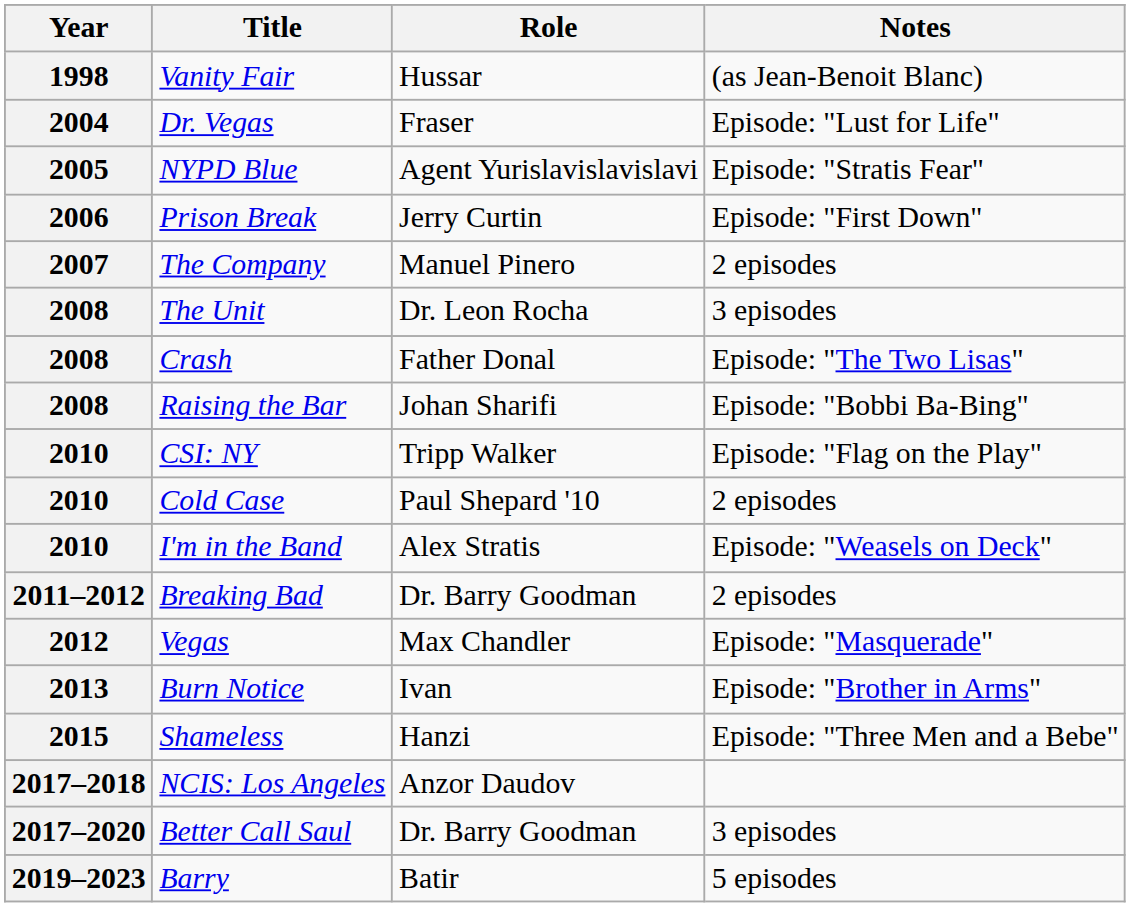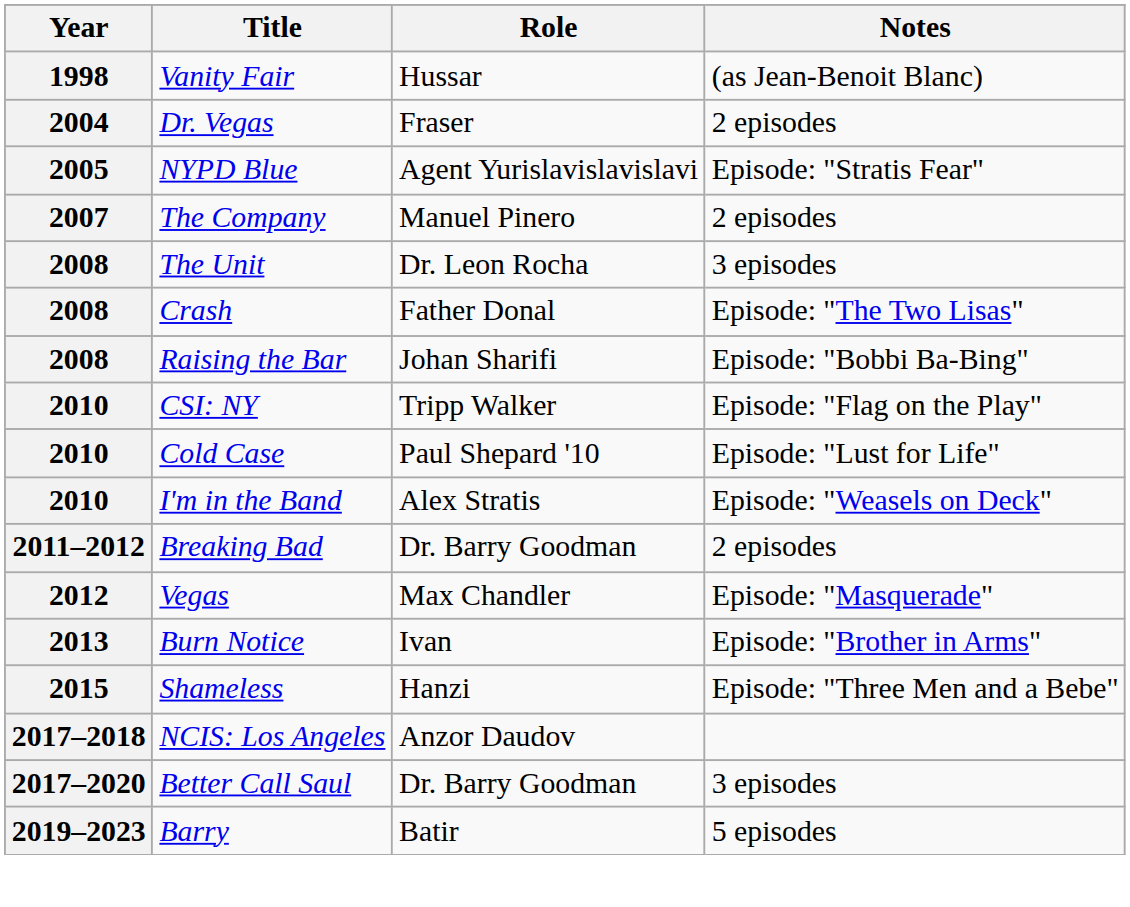(856, 122) Episode: "Lust for Life" -> (774, 122) 2 episodes
- row: (238, 216)
(774, 500) 2 episodes -> (856, 452) Episode: "Lust for Life"
